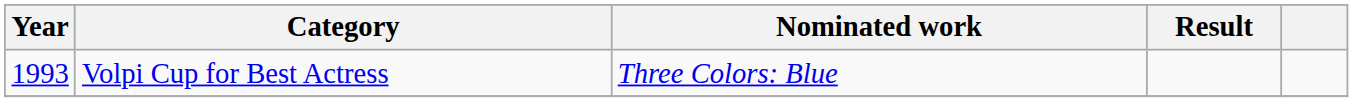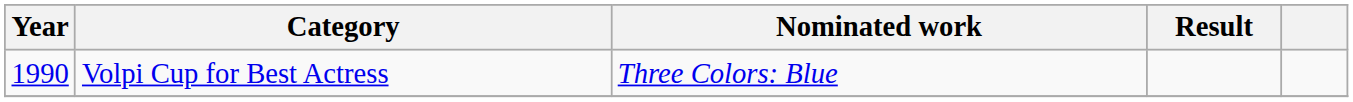(40, 72) 1993 -> (40, 72) 1990
